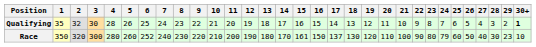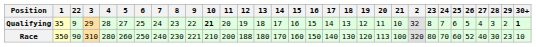columns swapped: (79, 10) <-> (419, 10)
(94, 23) 30 -> (89, 23) 29
(128, 23) 26 -> (123, 23) 27
(214, 23) normal -> (209, 23) bold
(96, 35) 300 -> (91, 35) 310
(147, 35) 252 -> (143, 35) 250
(199, 35) 220 -> (194, 35) 221
(250, 35) 190 -> (246, 35) 188
(302, 35) 161 -> (297, 35) 160
(336, 35) 137 -> (331, 35) 140
(387, 35) 110 -> (383, 35) 113
(444, 35) 79 -> (444, 35) 70
(470, 35) 50 -> (470, 35) 52
